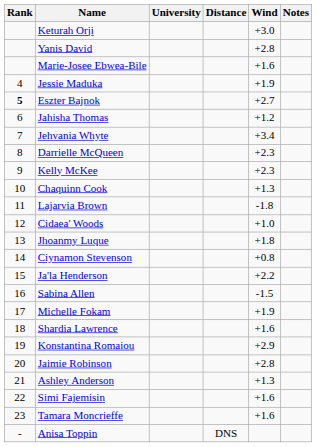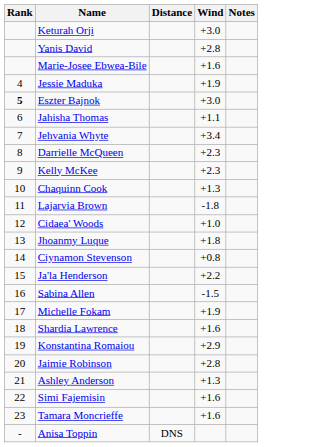- column: (176, 13)
(264, 100) +2.7 -> (210, 100) +3.0
(264, 118) +1.2 -> (210, 118) +1.1
